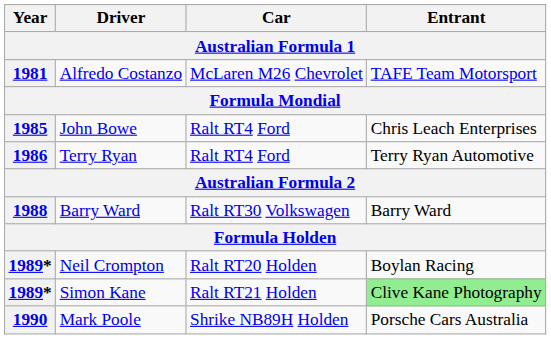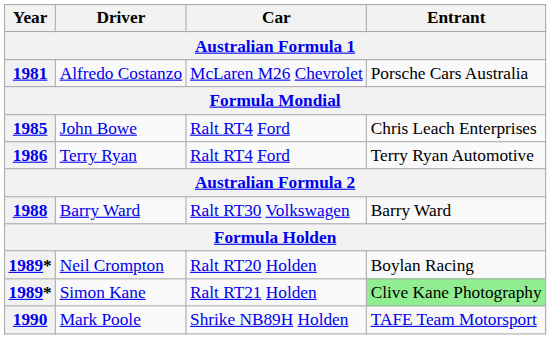(454, 73) TAFE Team Motorsport -> (449, 73) Porsche Cars Australia
(449, 319) Porsche Cars Australia -> (454, 319) TAFE Team Motorsport
